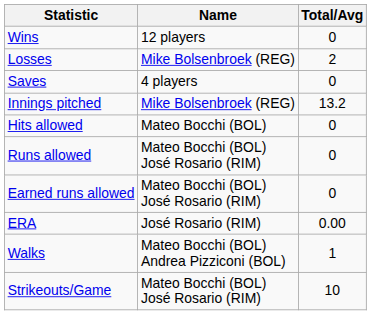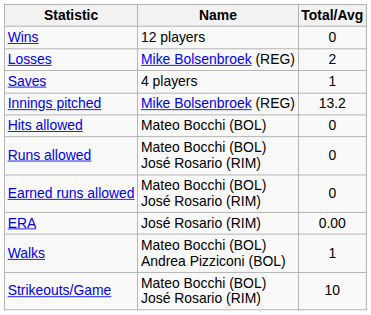(332, 81) 0 -> (332, 81) 1
